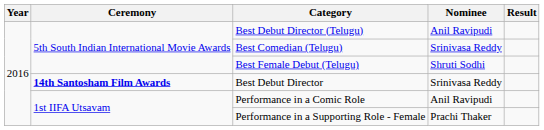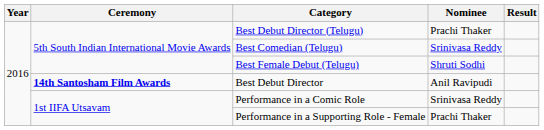(461, 30) Anil Ravipudi -> (461, 30) Prachi Thaker
(466, 82) Srinivasa Reddy -> (461, 82) Anil Ravipudi
(461, 99) Anil Ravipudi -> (466, 99) Srinivasa Reddy
